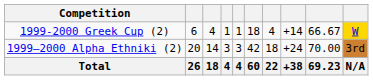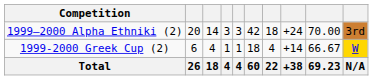rows swapped: (95, 48) <-> (95, 31)
